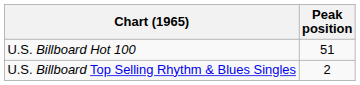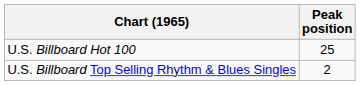(327, 49) 51 -> (327, 49) 25
